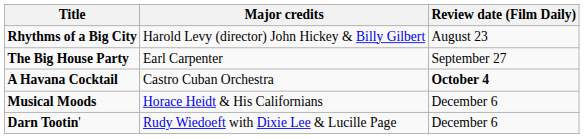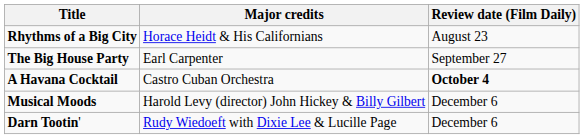(284, 36) Harold Levy (director) John Hickey & Billy Gilbert -> (233, 36) Horace Heidt & His Californians
(233, 101) Horace Heidt & His Californians -> (284, 101) Harold Levy (director) John Hickey & Billy Gilbert
